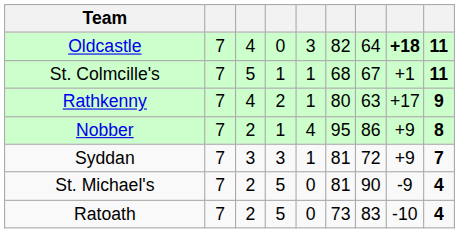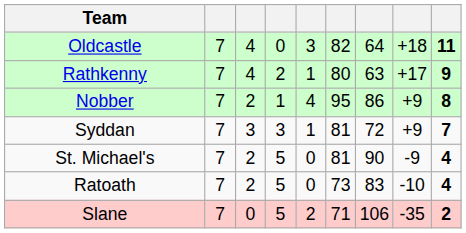(405, 46) bold -> (412, 46) normal
- row: (105, 74)
+ row: (105, 213)
